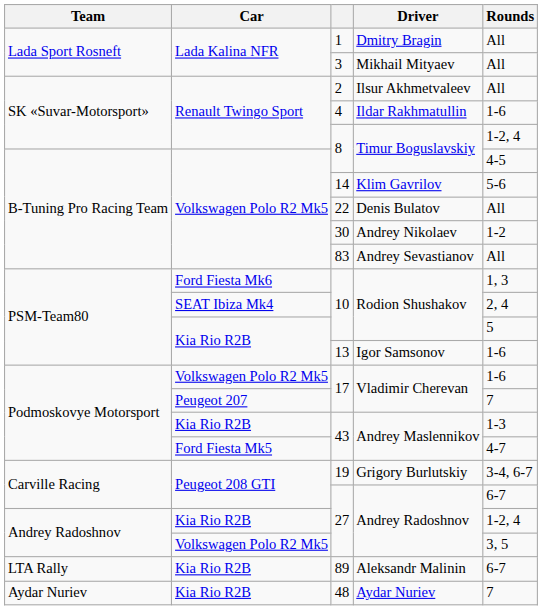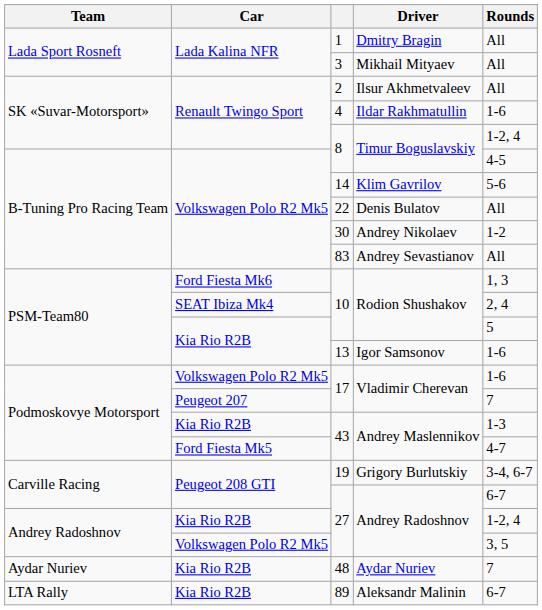rows swapped: (213, 592) <-> (213, 568)
